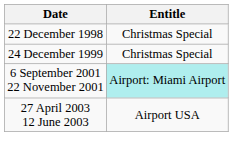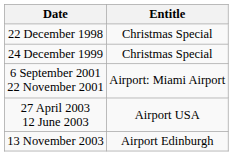(167, 80) paleturquoise background -> (167, 80) no background
+ row: (55, 141)
